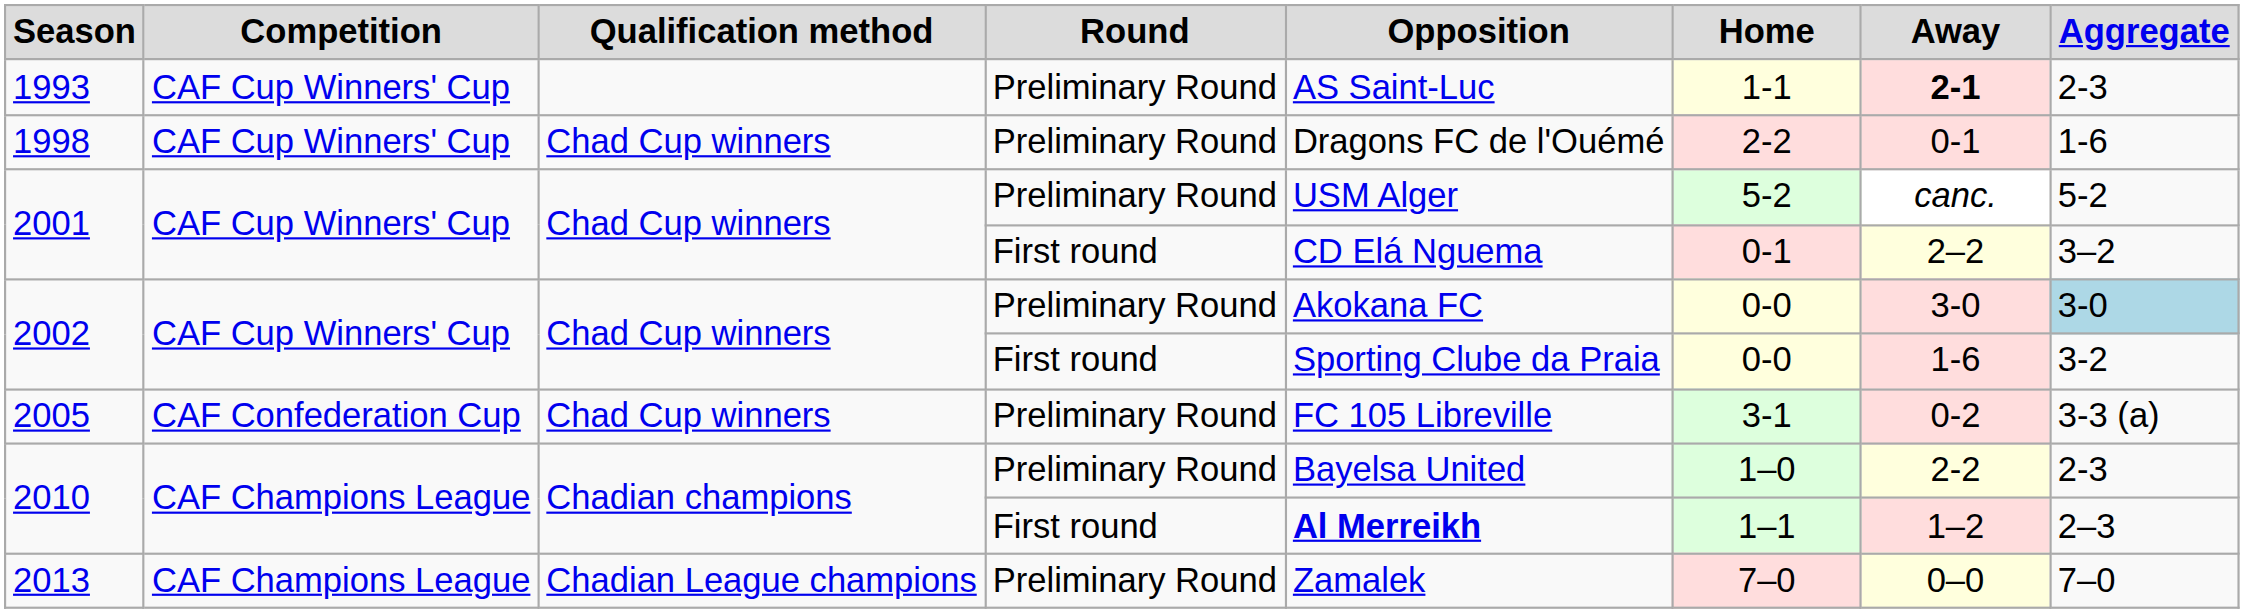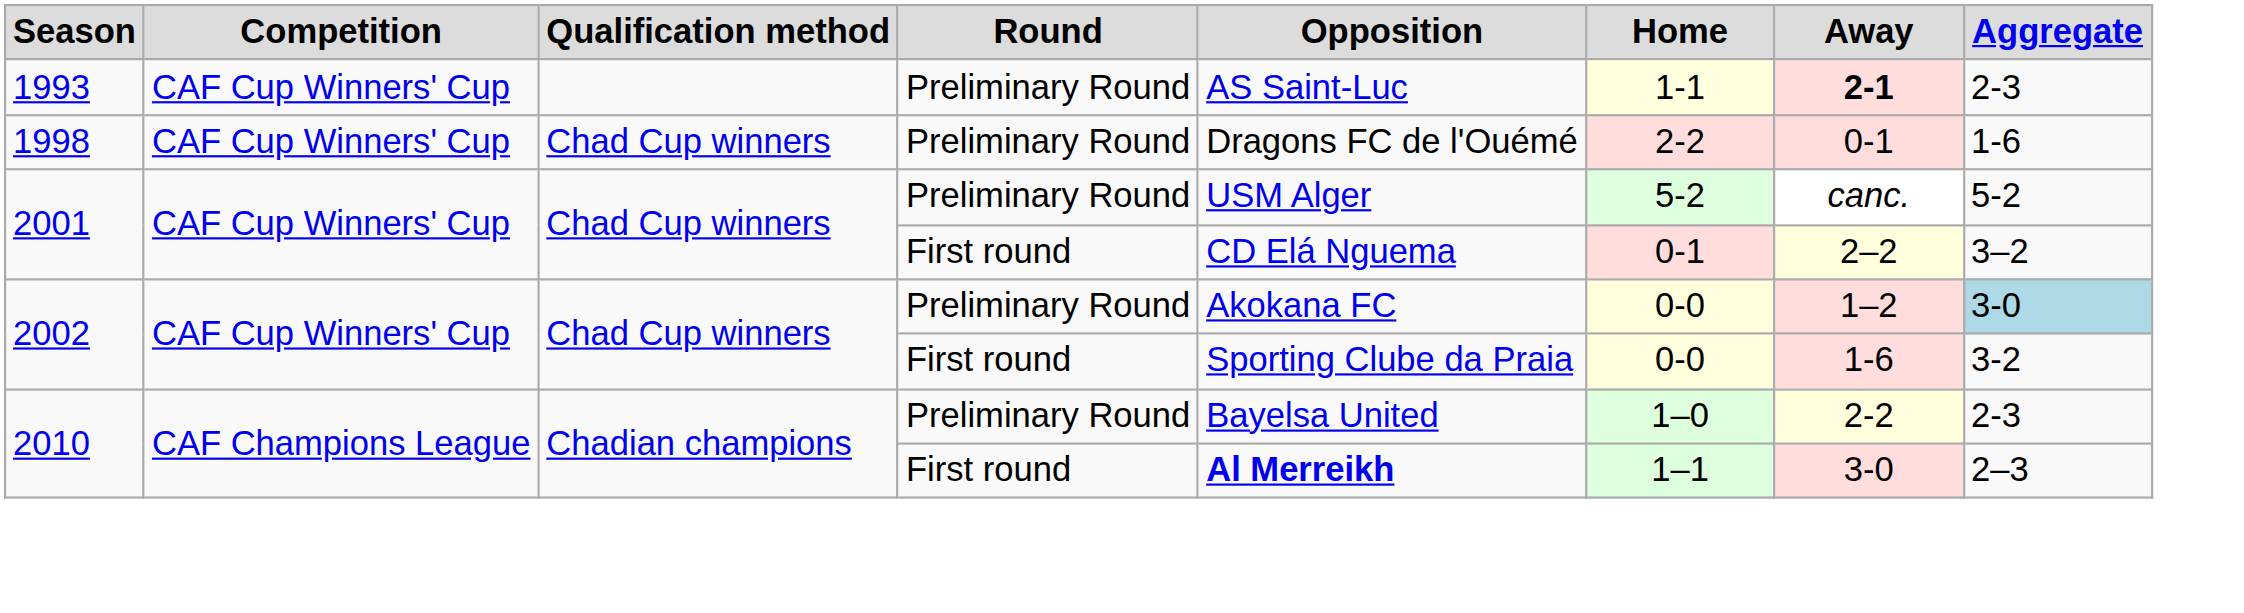(1955, 305) 3-0 -> (1869, 305) 1–2
- row: (51, 415)
(1955, 525) 1–2 -> (1869, 470) 3-0
- row: (51, 580)
